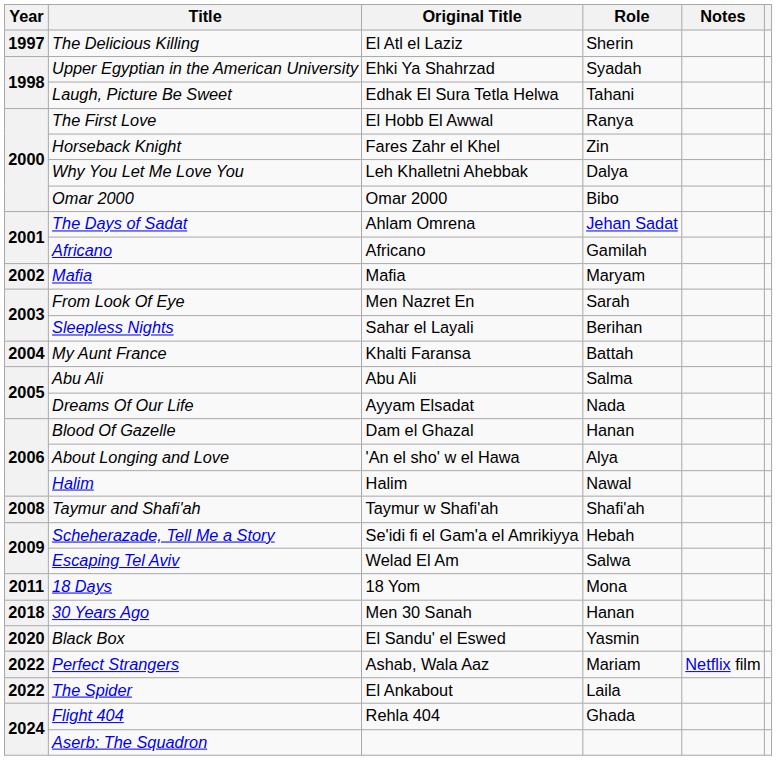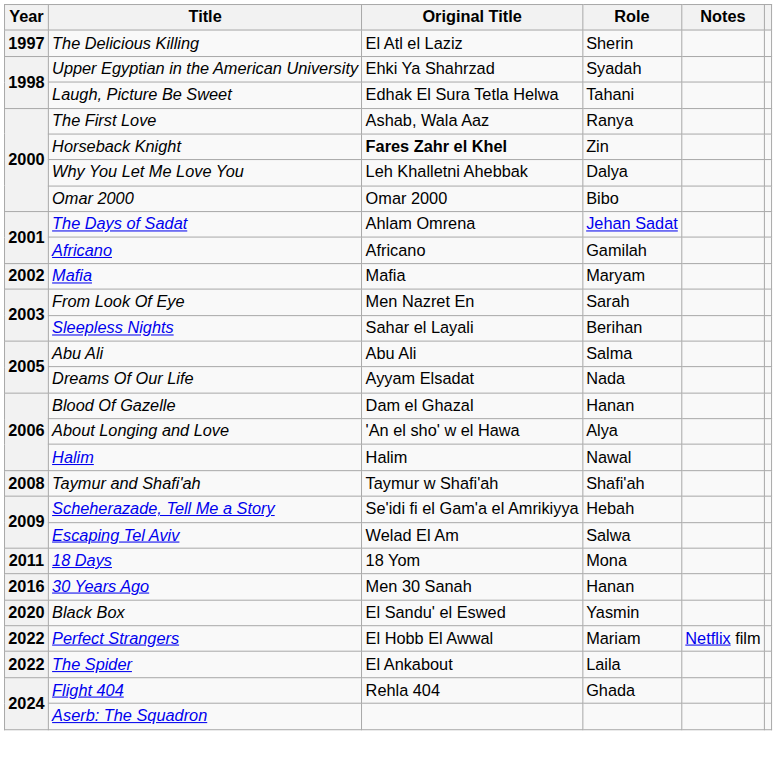(429, 120) El Hobb El Awwal -> (427, 120) Ashab, Wala Aaz
(433, 146) normal -> (436, 146) bold
- row: (109, 353)
(26, 612) 2018 -> (26, 586) 2016
(427, 664) Ashab, Wala Aaz -> (429, 638) El Hobb El Awwal
